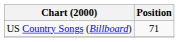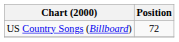(154, 28) 71 -> (154, 28) 72
